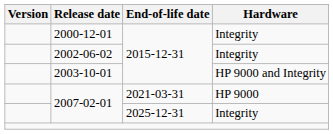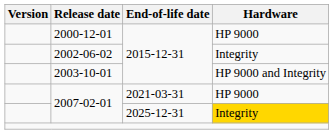(237, 34) Integrity -> (237, 34) HP 9000
(237, 113) no background -> (237, 113) gold background
